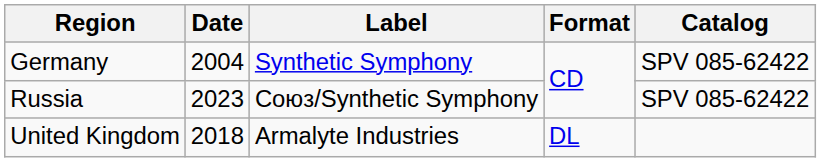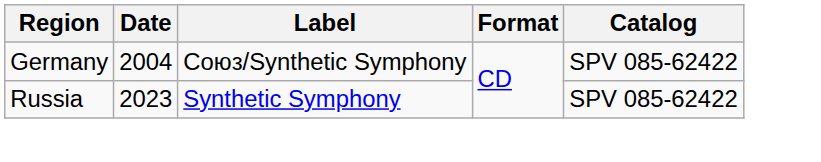(364, 61) Synthetic Symphony -> (325, 61) Союз/Synthetic Symphony
(396, 99) Союз/Synthetic Symphony -> (292, 99) Synthetic Symphony
- row: (95, 136)
